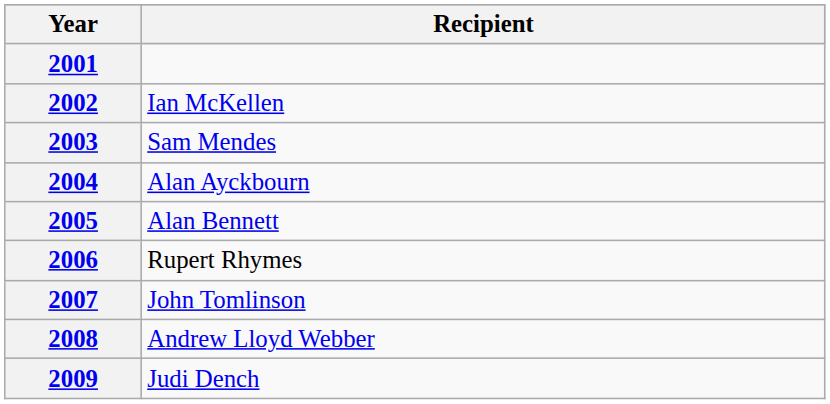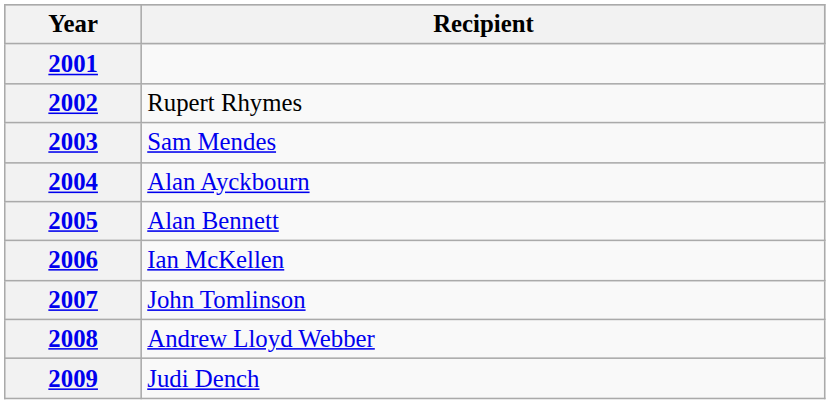(216, 102) Ian McKellen -> (225, 102) Rupert Rhymes
(225, 260) Rupert Rhymes -> (216, 260) Ian McKellen
